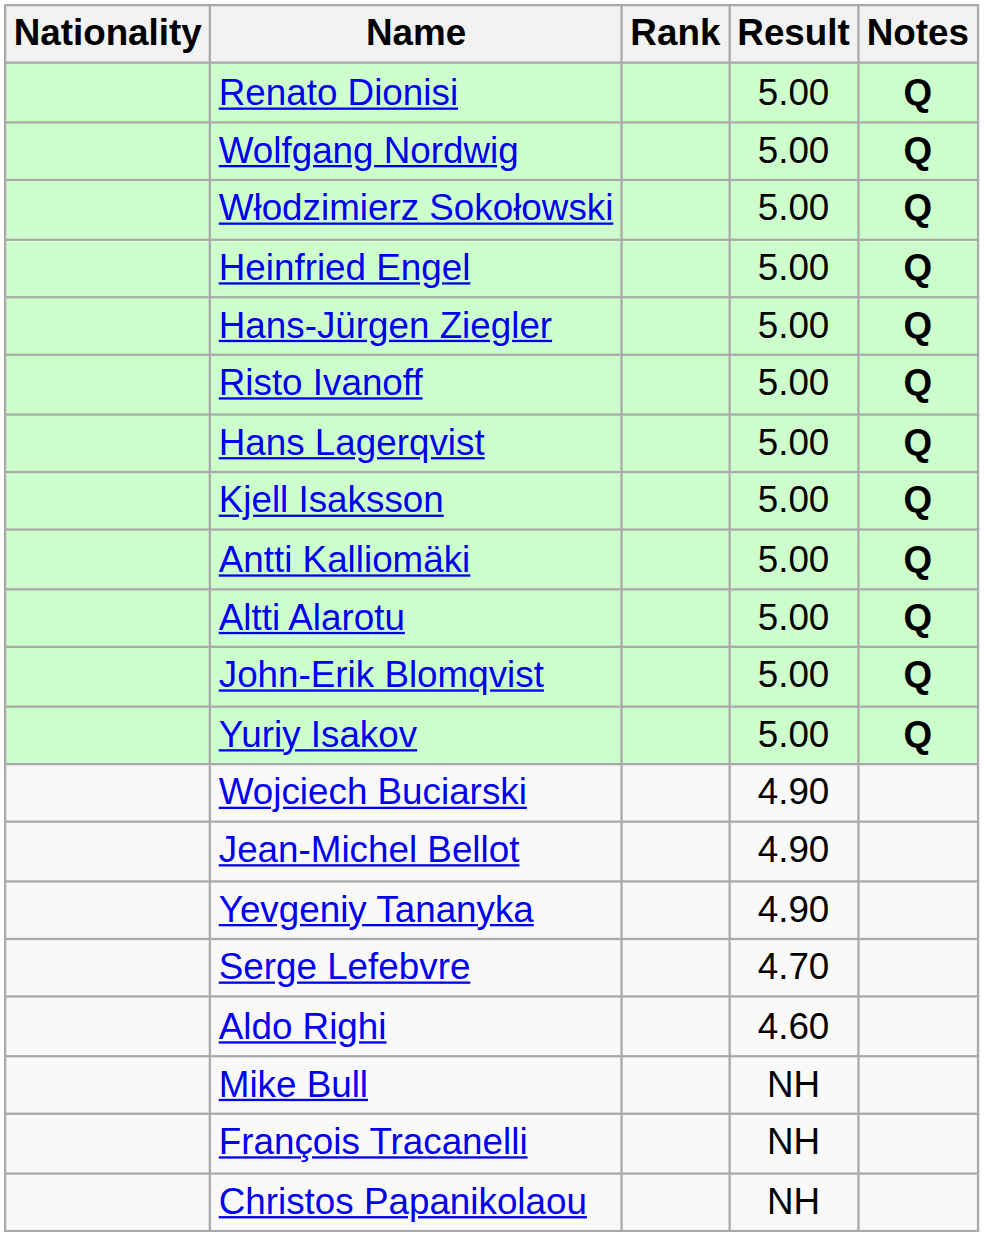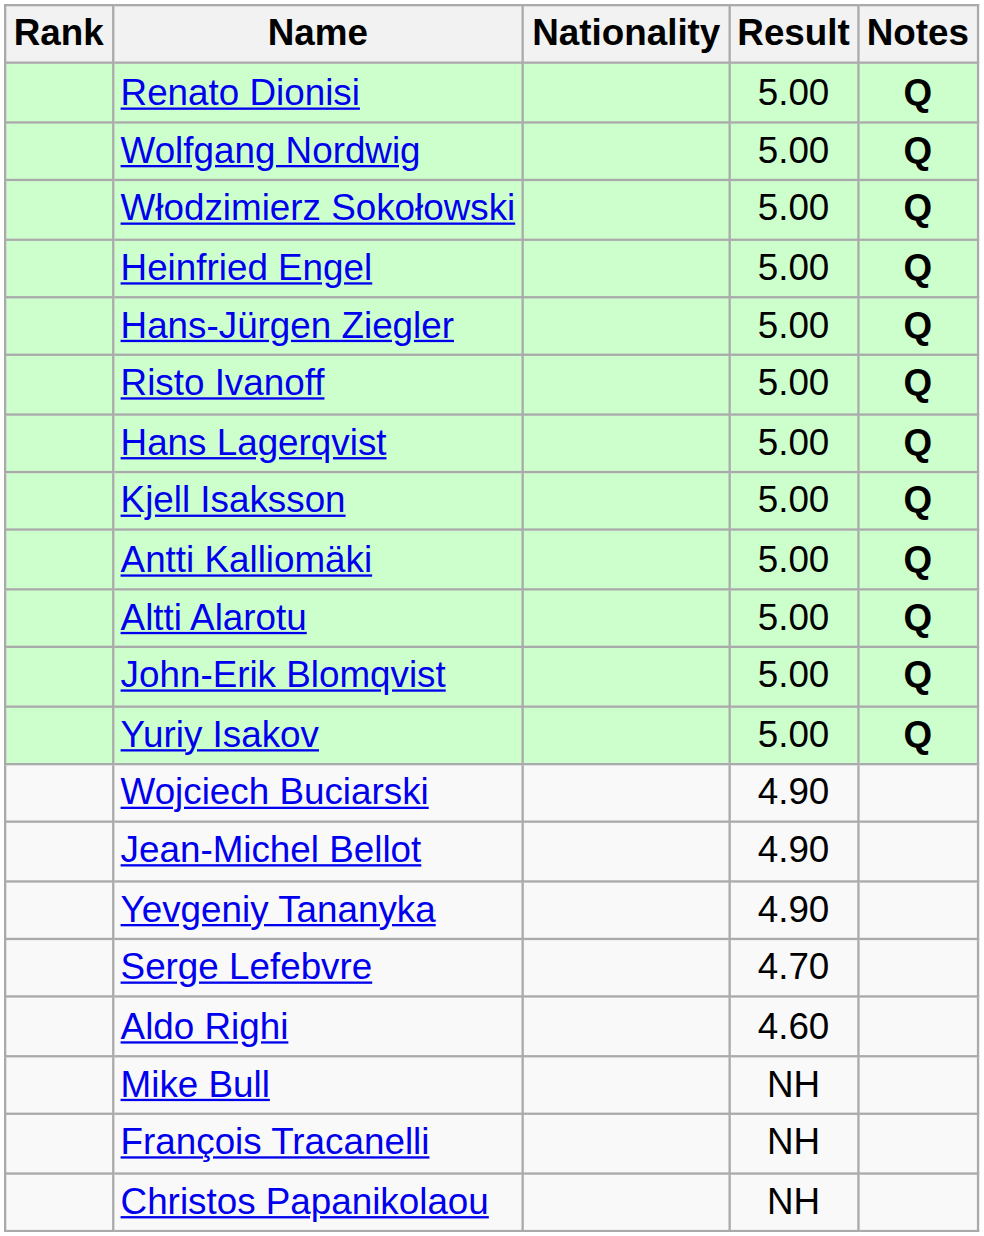columns swapped: (675, 33) <-> (108, 33)
